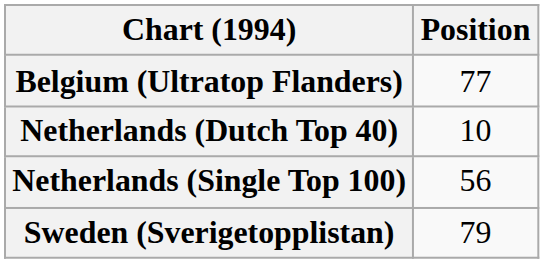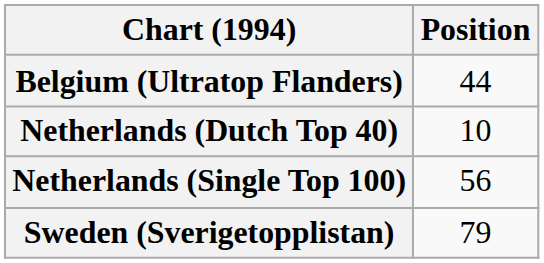(476, 80) 77 -> (476, 80) 44
